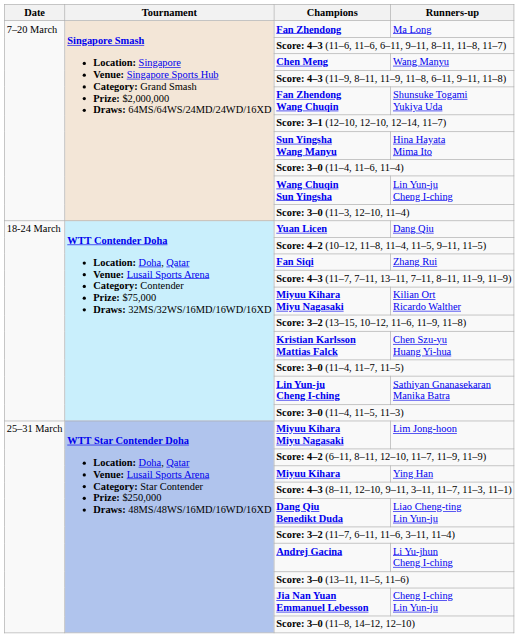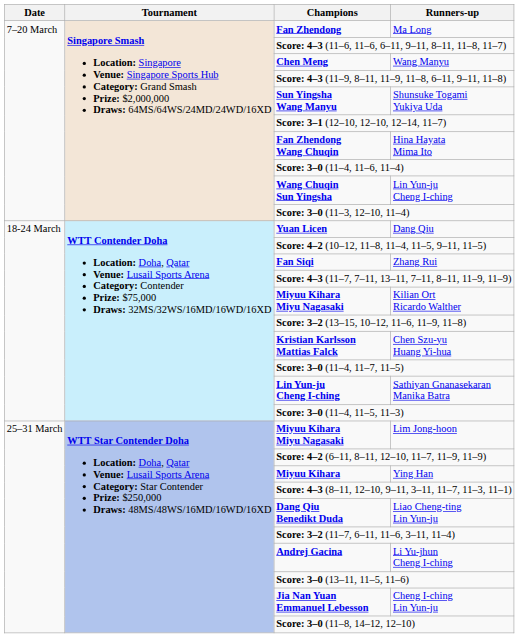(309, 101) Fan Zhendong Wang Chuqin -> (306, 101) Sun Yingsha Wang Manyu
(306, 145) Sun Yingsha Wang Manyu -> (309, 145) Fan Zhendong Wang Chuqin
